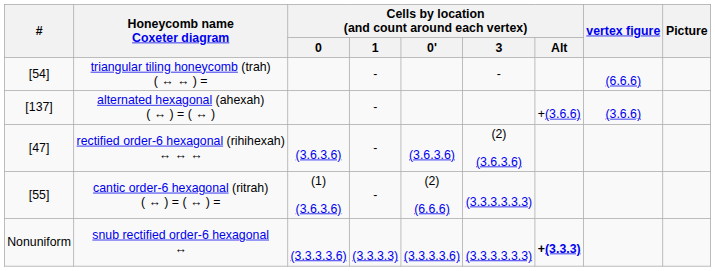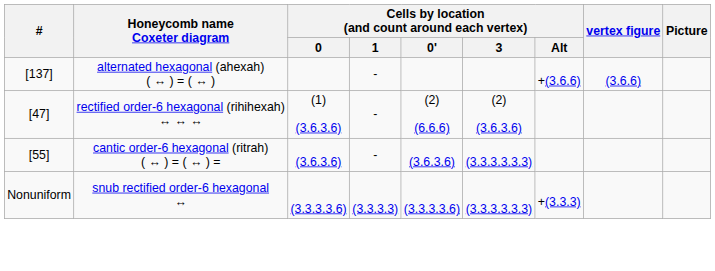- row: (181, 74)
(319, 154) (3.6.3.6) -> (319, 114) (1) (3.6.3.6)
(432, 154) (3.6.3.6) -> (432, 114) (2) (6.6.6)
(319, 195) (1) (3.6.3.6) -> (319, 161) (3.6.3.6)
(432, 195) (2) (6.6.6) -> (432, 161) (3.6.3.6)
(559, 249) bold -> (559, 202) normal
